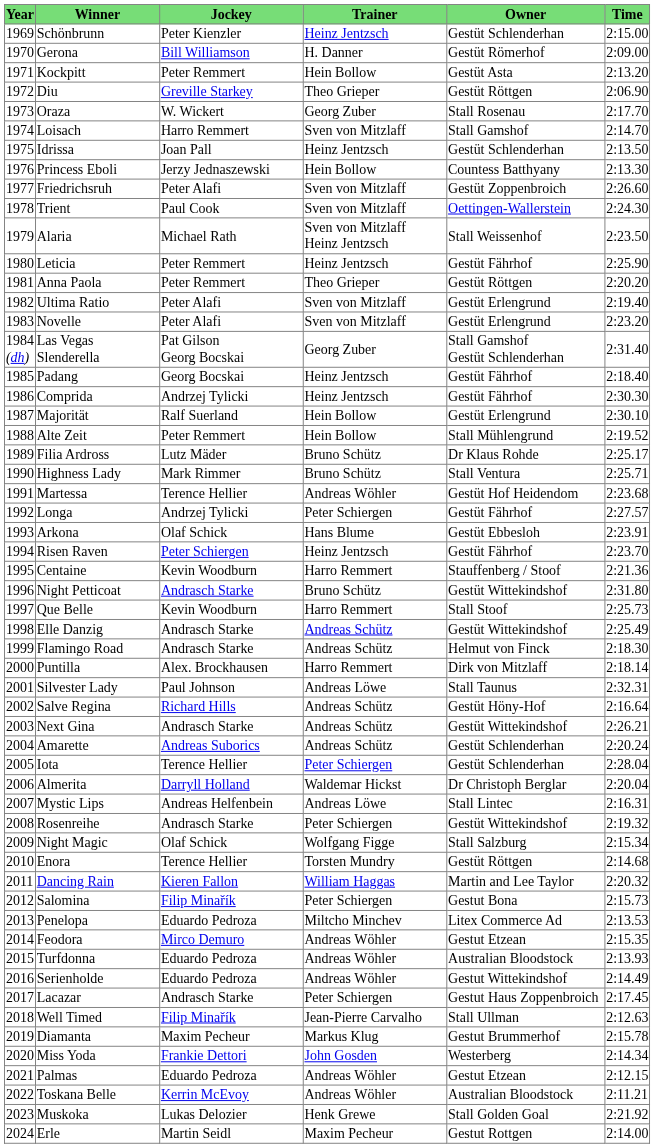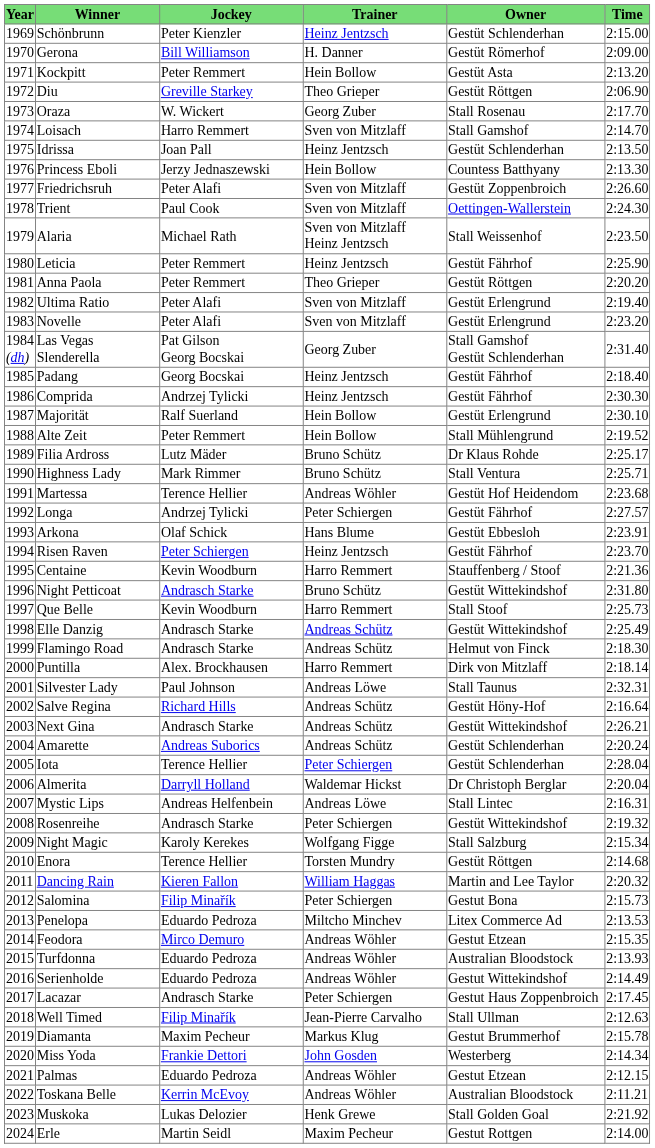(194, 842) Olaf Schick -> (205, 842) Karoly Kerekes
